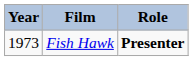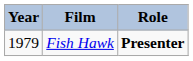(24, 43) 1973 -> (24, 43) 1979
